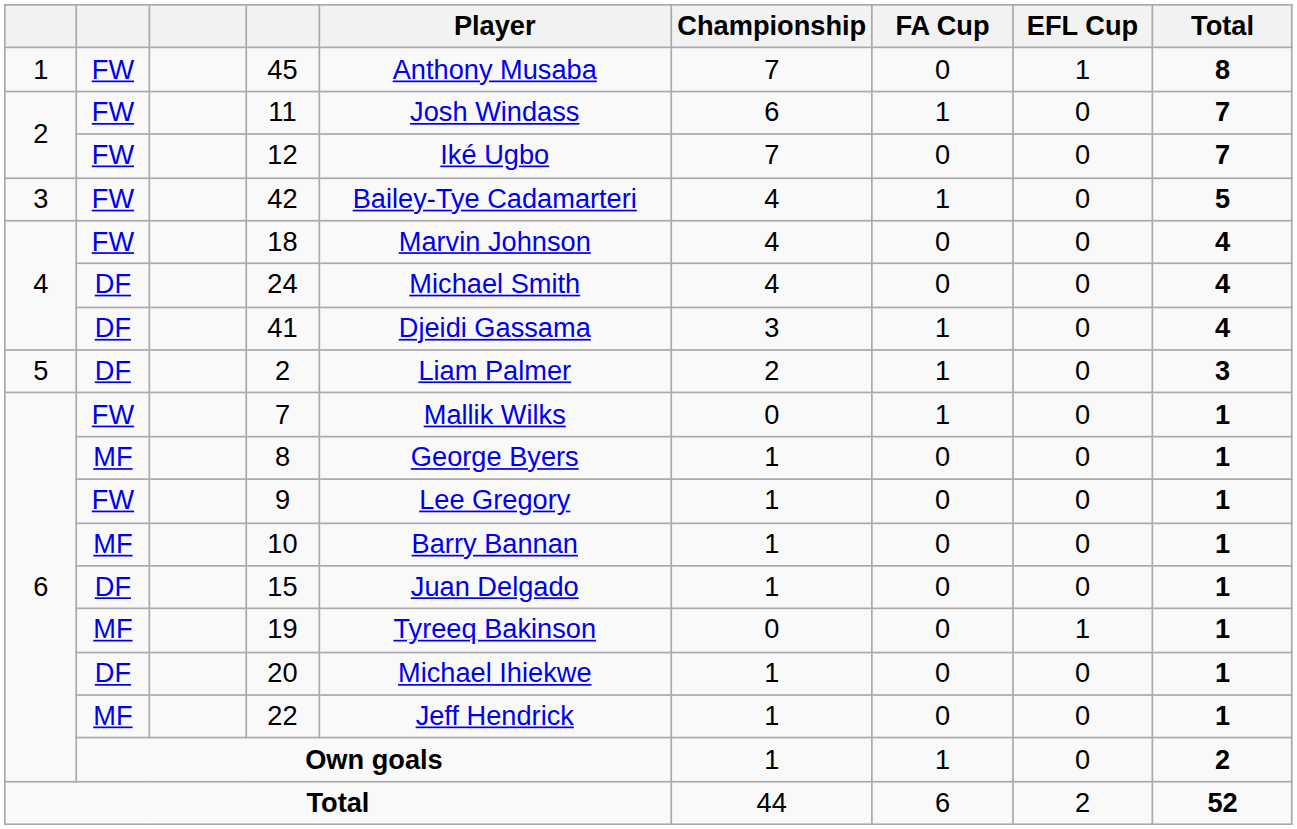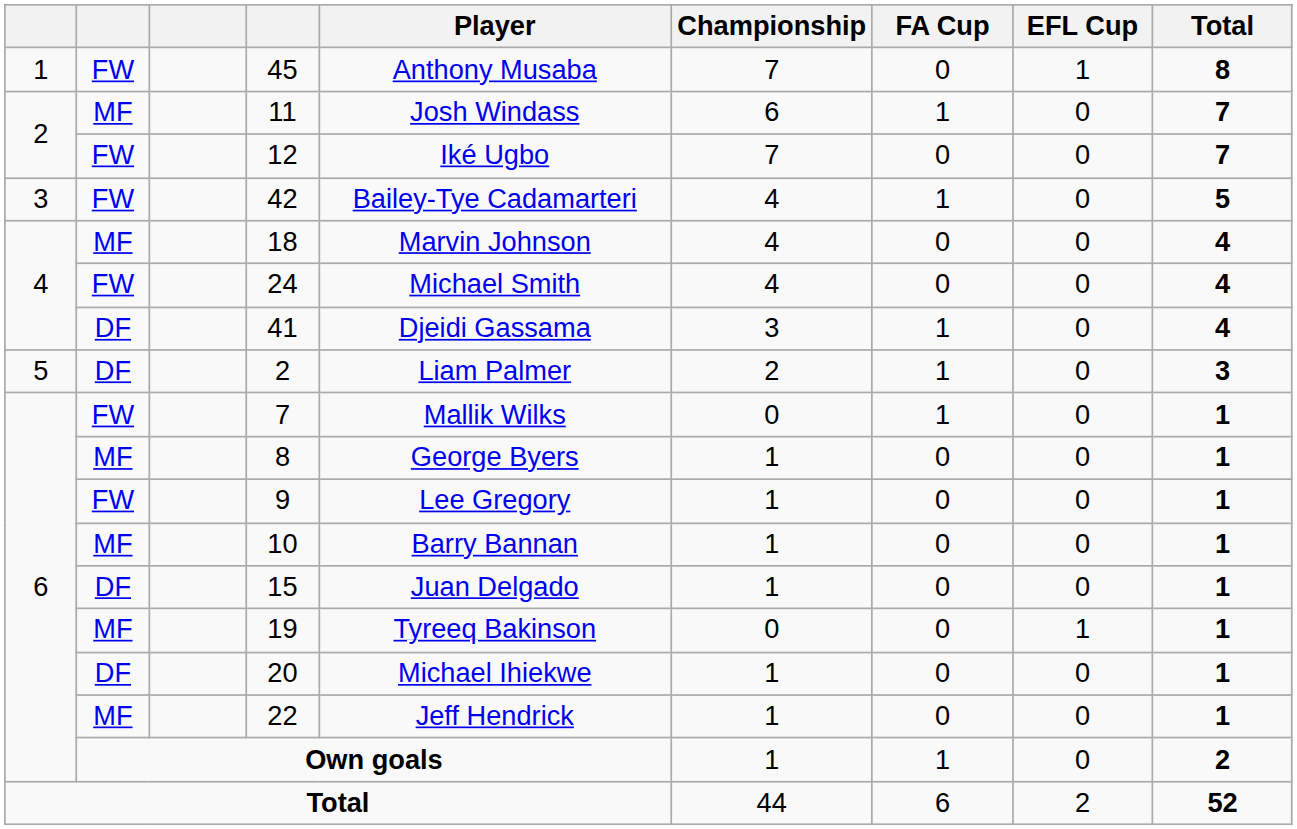(113, 112) FW -> (113, 112) MF
(113, 241) FW -> (113, 241) MF
(113, 284) DF -> (113, 284) FW
